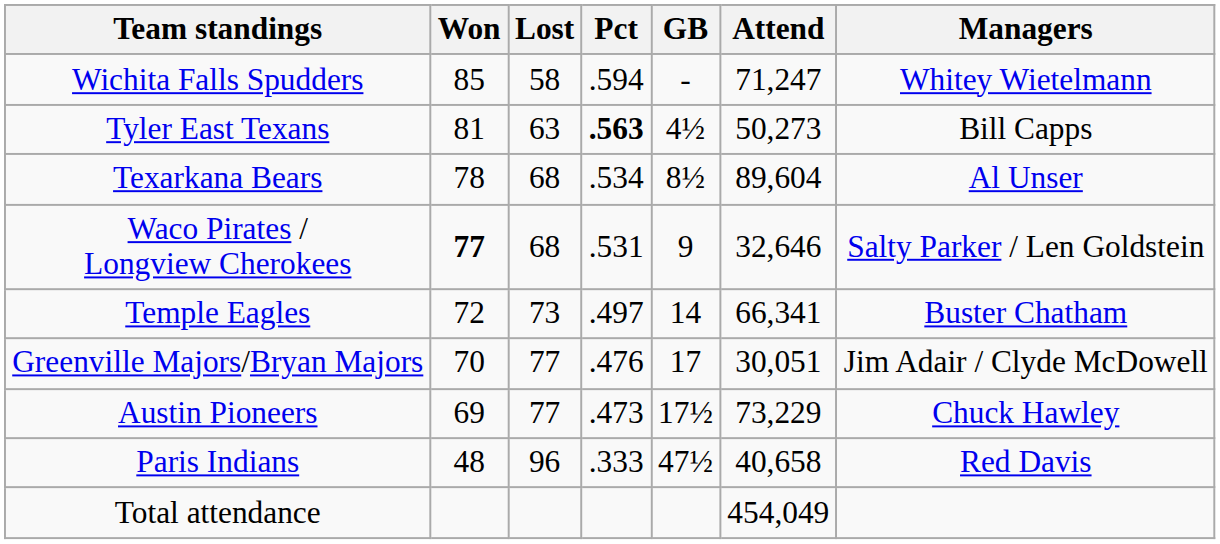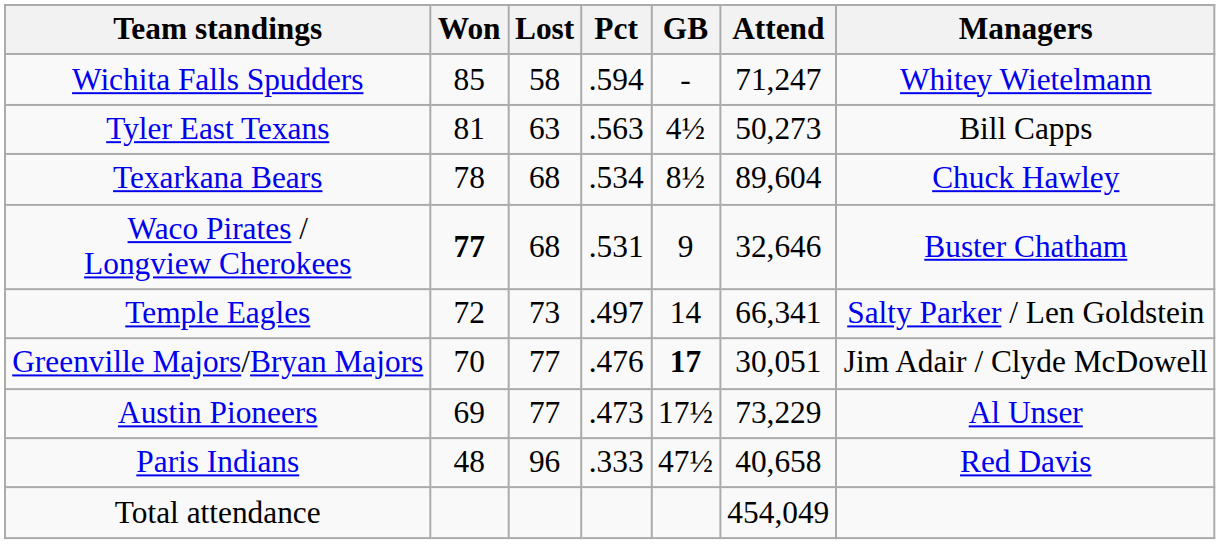(616, 128) bold -> (616, 128) normal
(1026, 178) Al Unser -> (1026, 178) Chuck Hawley
(1026, 245) Salty Parker / Len Goldstein -> (1026, 245) Buster Chatham
(1026, 313) Buster Chatham -> (1026, 313) Salty Parker / Len Goldstein
(685, 363) normal -> (685, 363) bold
(1026, 412) Chuck Hawley -> (1026, 412) Al Unser
